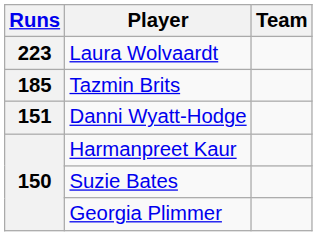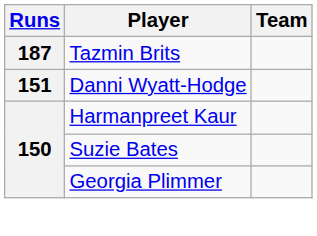- row: (144, 52)
(35, 85) 185 -> (35, 52) 187
